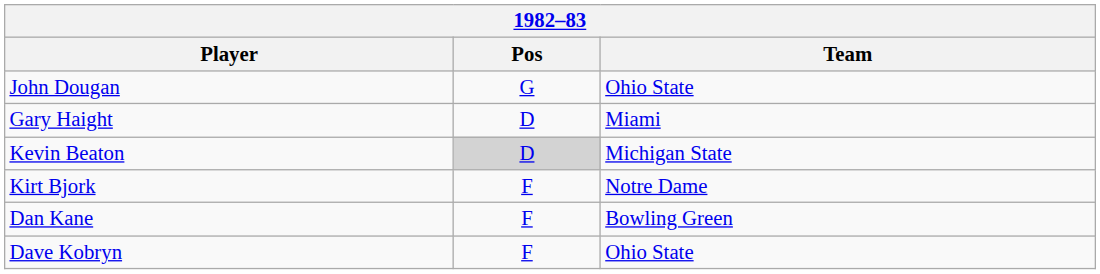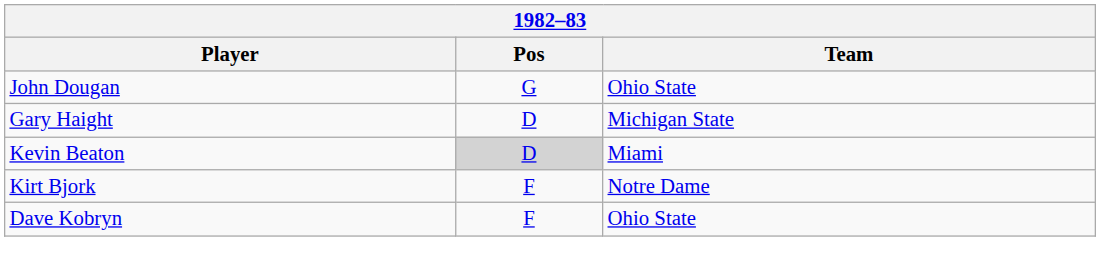(633, 119) Miami -> (671, 119) Michigan State
(668, 152) Michigan State -> (635, 152) Miami
- row: (51, 218)
